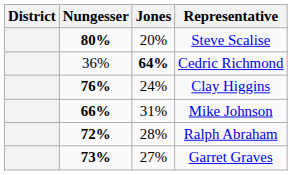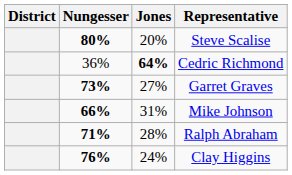rows swapped: (231, 87) <-> (231, 157)
(96, 134) 72% -> (96, 134) 71%
